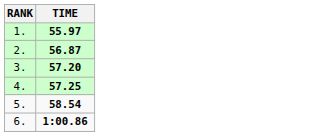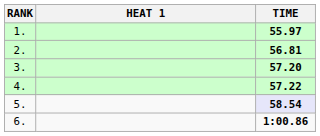+ column: (146, 13)
(65, 49) 56.87 -> (286, 49) 56.81
(65, 86) 57.25 -> (286, 86) 57.22
(65, 104) no background -> (286, 104) lavender background
